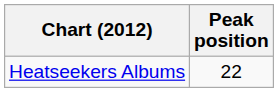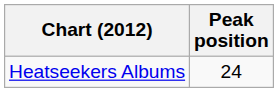(231, 71) 22 -> (231, 71) 24
